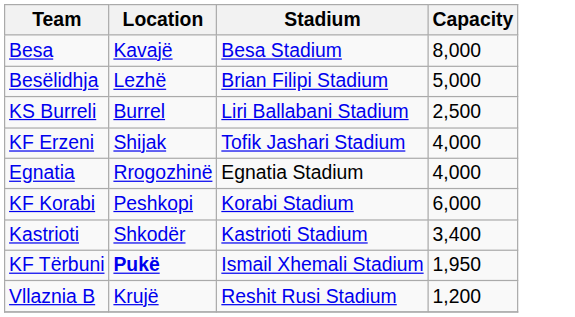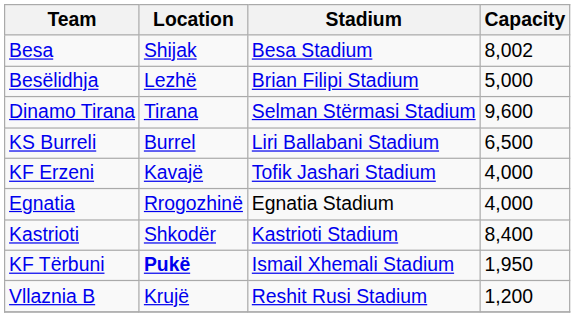(143, 50) Kavajë -> (170, 50) Shijak
(457, 50) 8,000 -> (509, 50) 8,002
+ row: (72, 111)
(457, 111) 2,500 -> (509, 142) 6,500
(140, 142) Shijak -> (173, 173) Kavajë
- row: (52, 204)
(457, 234) 3,400 -> (509, 234) 8,400
